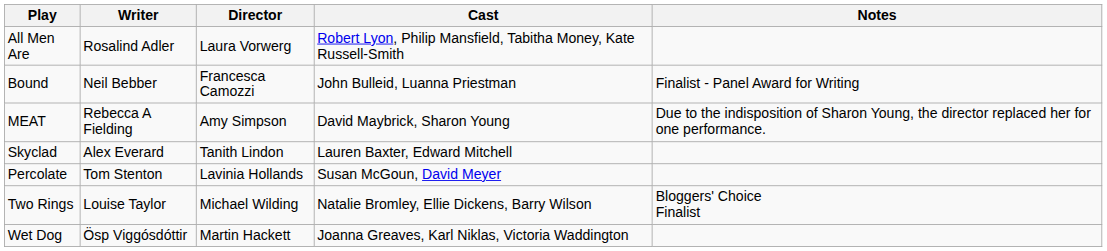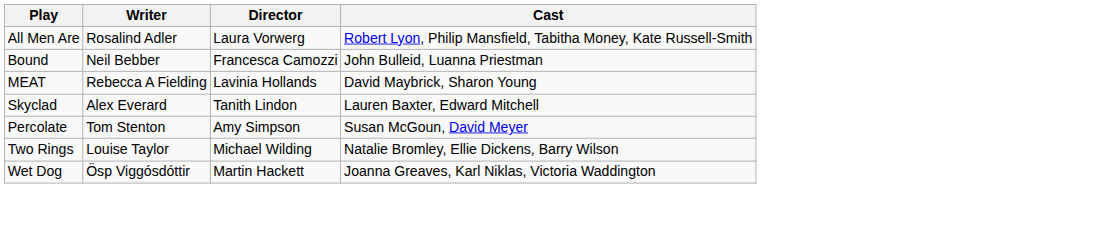- column: (877, 15)
(243, 122) Amy Simpson -> (265, 82) Lavinia Hollands
(251, 174) Lavinia Hollands -> (257, 127) Amy Simpson
